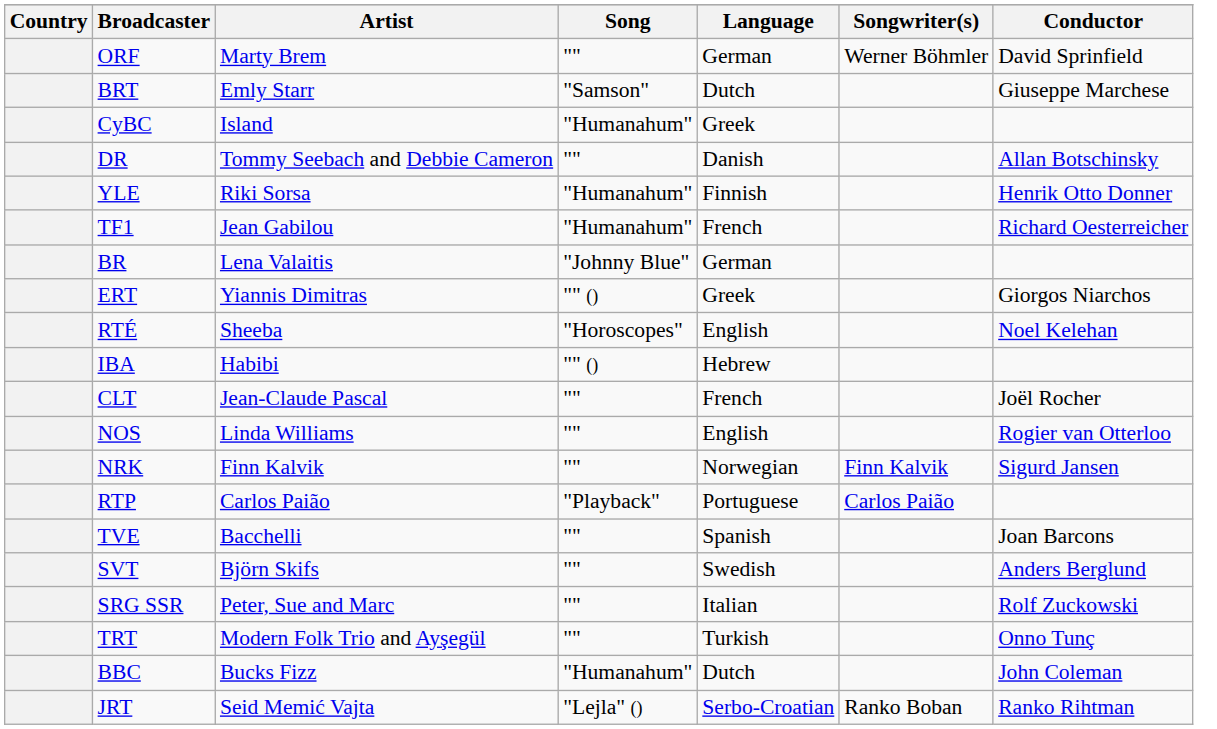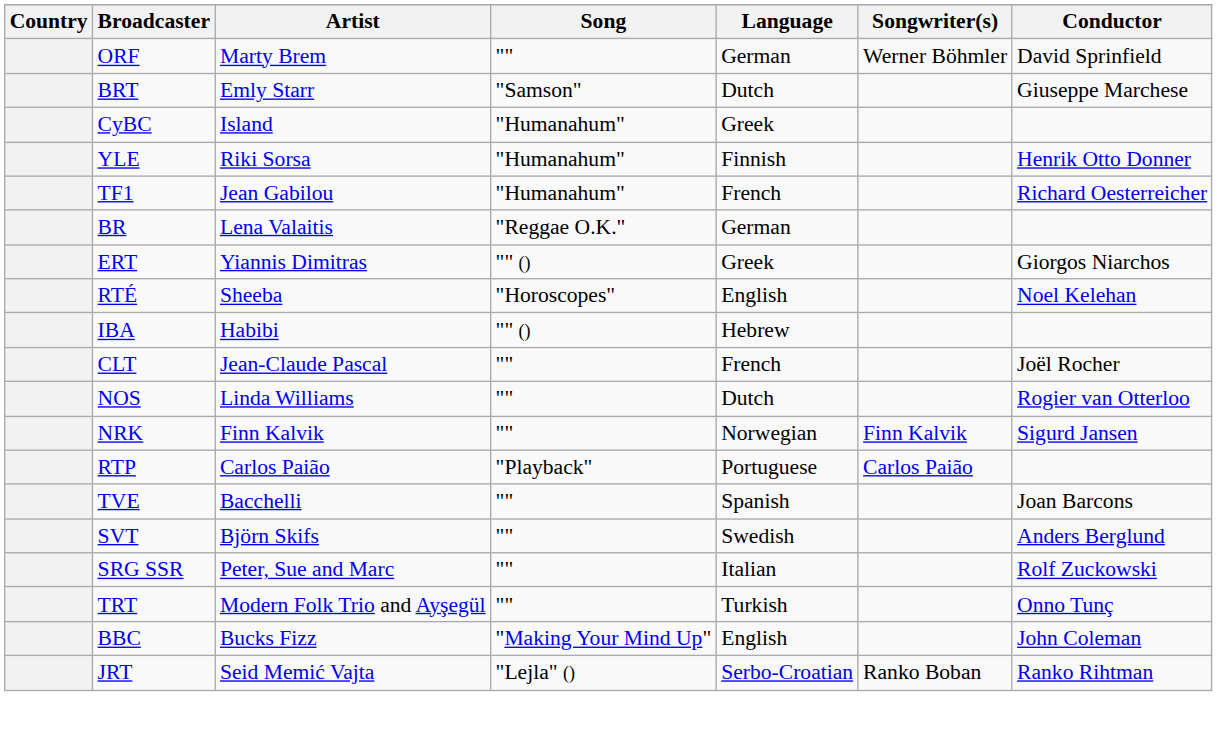- row: (113, 158)
(626, 261) "Johnny Blue" -> (560, 227) "Reggae O.K."
(735, 432) English -> (748, 398) Dutch
(628, 672) "Humanahum" -> (603, 638) "Making Your Mind Up"
(729, 672) Dutch -> (754, 638) English
